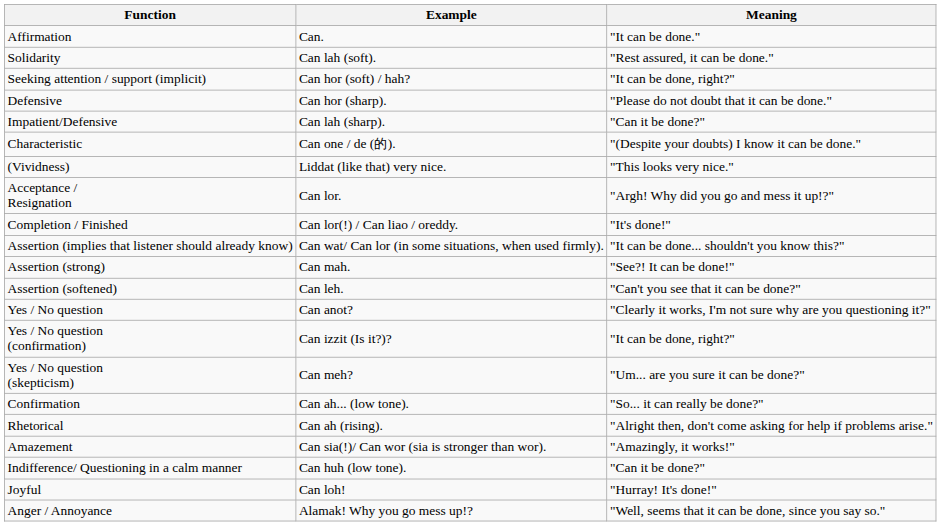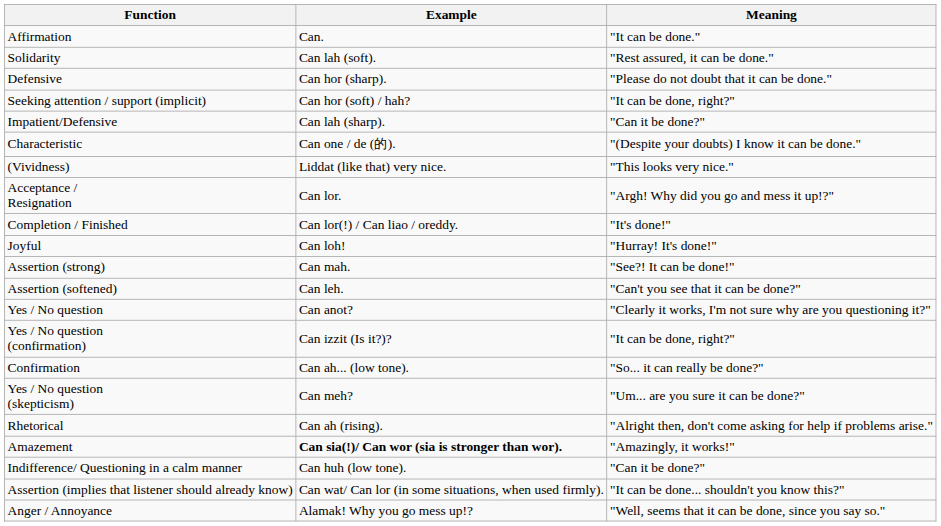rows swapped: (107, 79) <-> (35, 100)
rows swapped: (150, 245) <-> (24, 489)
rows swapped: (55, 375) <-> (44, 404)
(423, 446) normal -> (430, 446) bold
